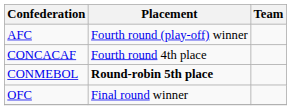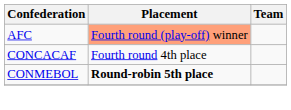(169, 34) no background -> (169, 34) lightsalmon background
- row: (20, 94)
